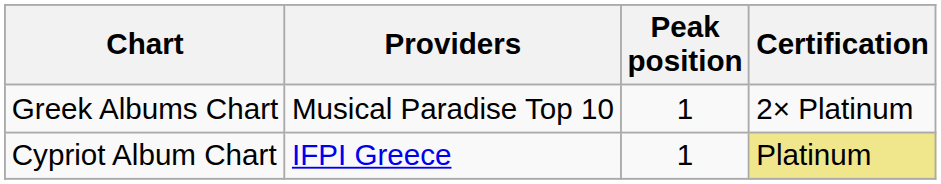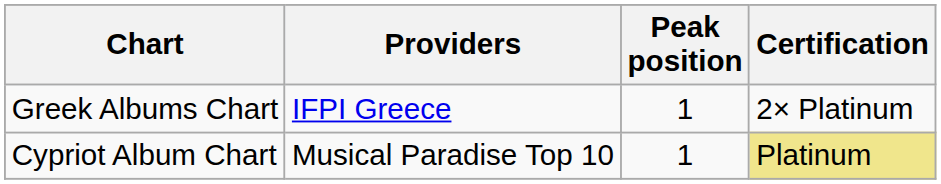(453, 108) Musical Paradise Top 10 -> (372, 108) IFPI Greece
(372, 155) IFPI Greece -> (453, 155) Musical Paradise Top 10
